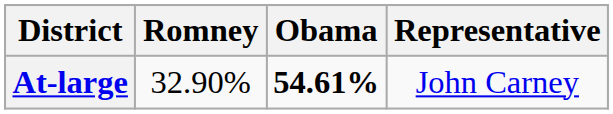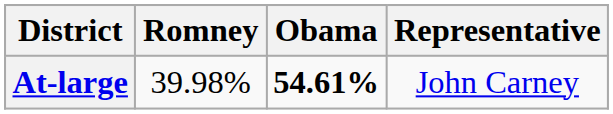(201, 81) 32.90% -> (201, 81) 39.98%
